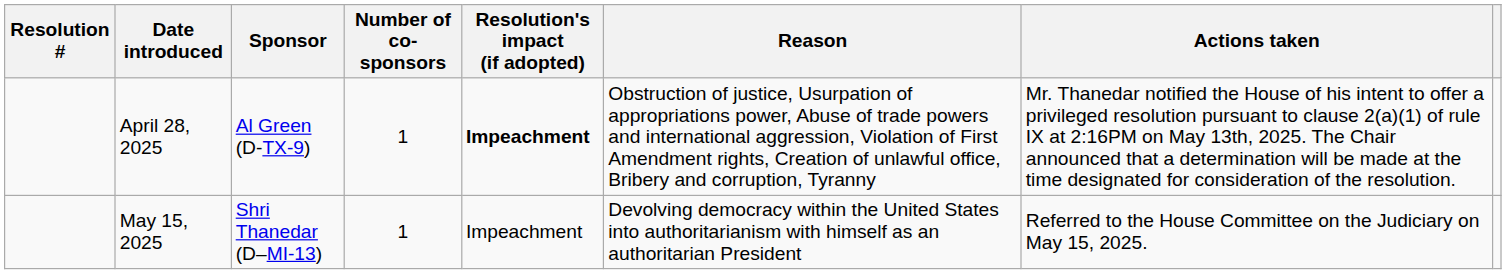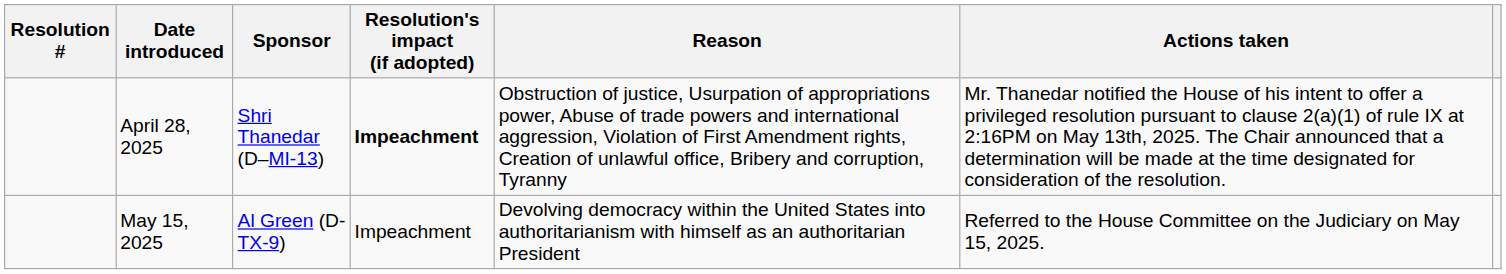- column: (403, 41)
(274, 136) Al Green (D-TX-9) -> (281, 136) Shri Thanedar (D–MI-13)
(279, 231) Shri Thanedar (D–MI-13) -> (291, 231) Al Green (D-TX-9)
